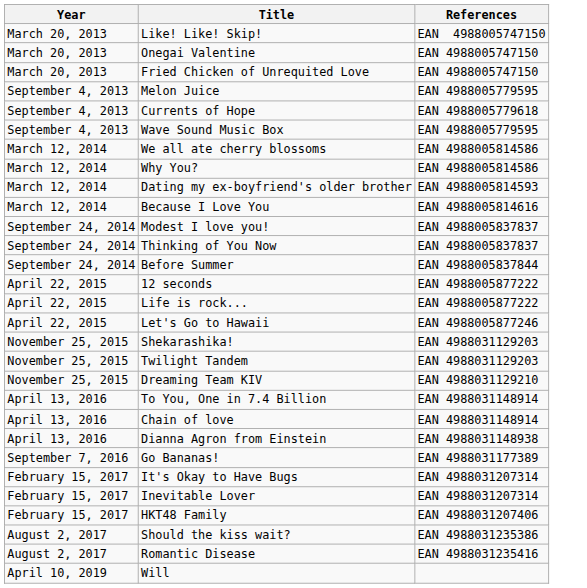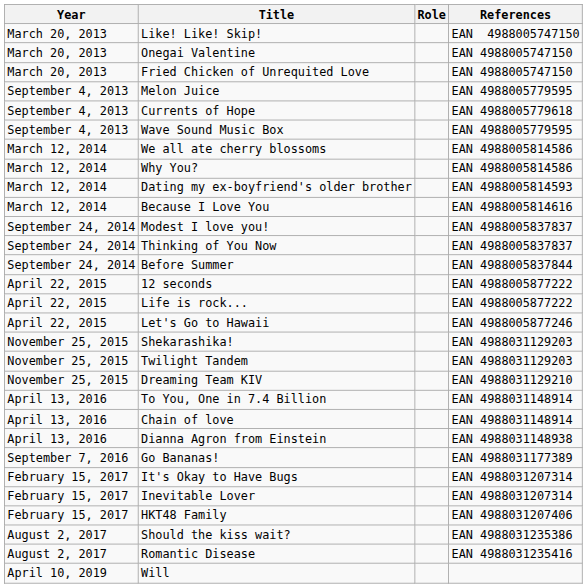+ column: (432, 14)
